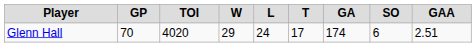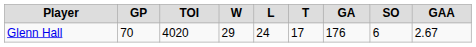(336, 32) 174 -> (336, 32) 176
(426, 32) 2.51 -> (426, 32) 2.67
